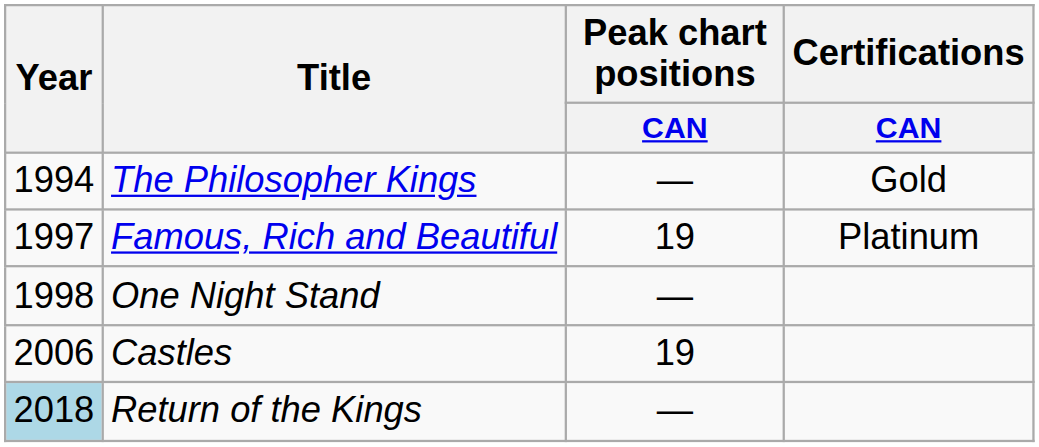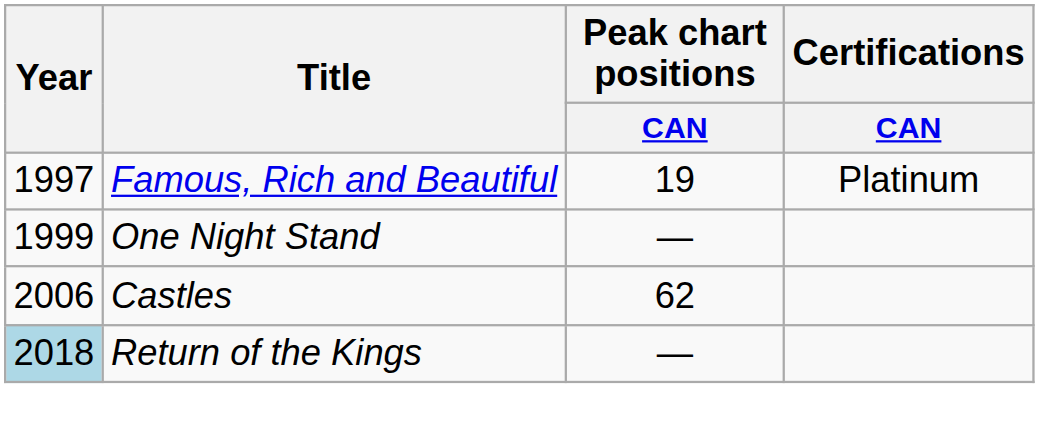- row: (294, 180)
(54, 295) 1998 -> (54, 237) 1999
(675, 352) 19 -> (675, 295) 62
